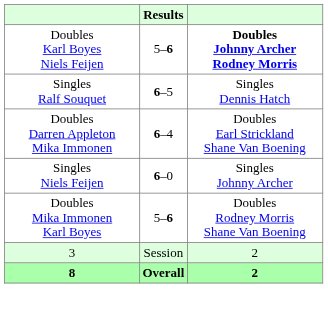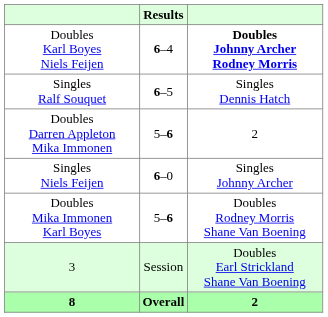(163, 49) 5–6 -> (163, 49) 6–4
(163, 133) 6–4 -> (163, 133) 5–6
(255, 133) Doubles Earl Strickland Shane Van Boening -> (255, 133) 2
(255, 252) 2 -> (255, 267) Doubles Earl Strickland Shane Van Boening
